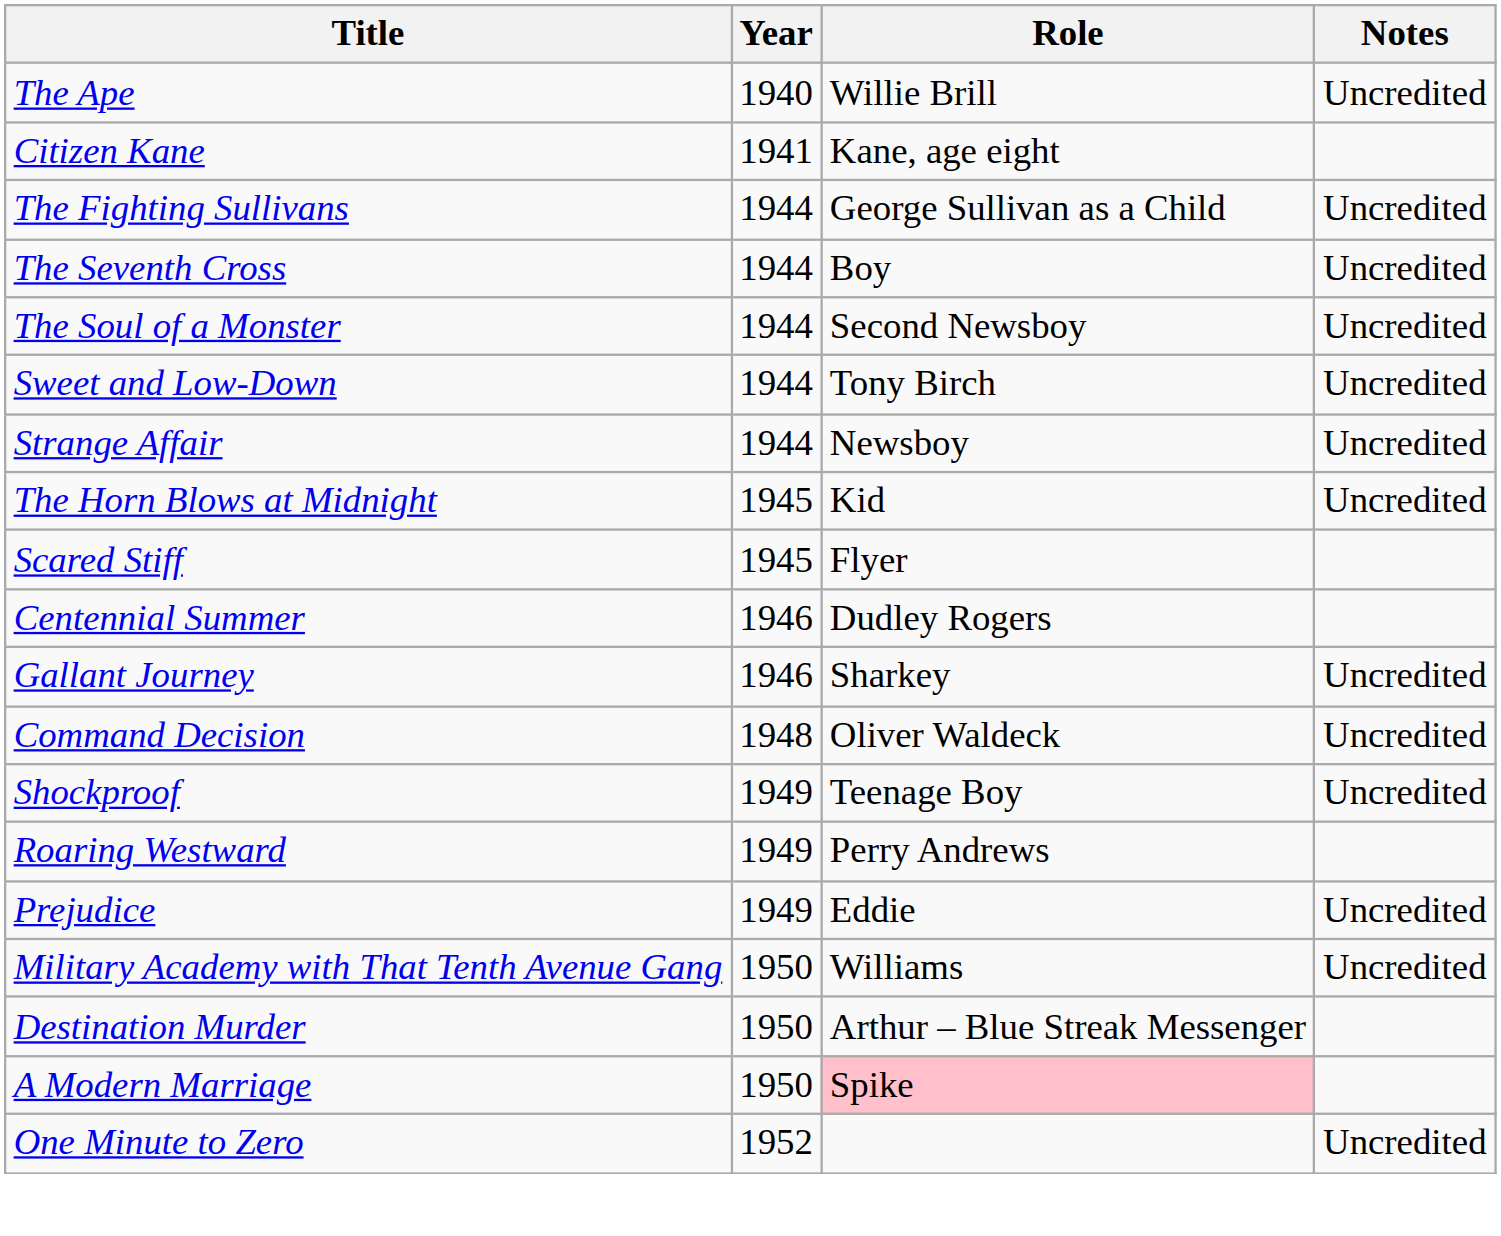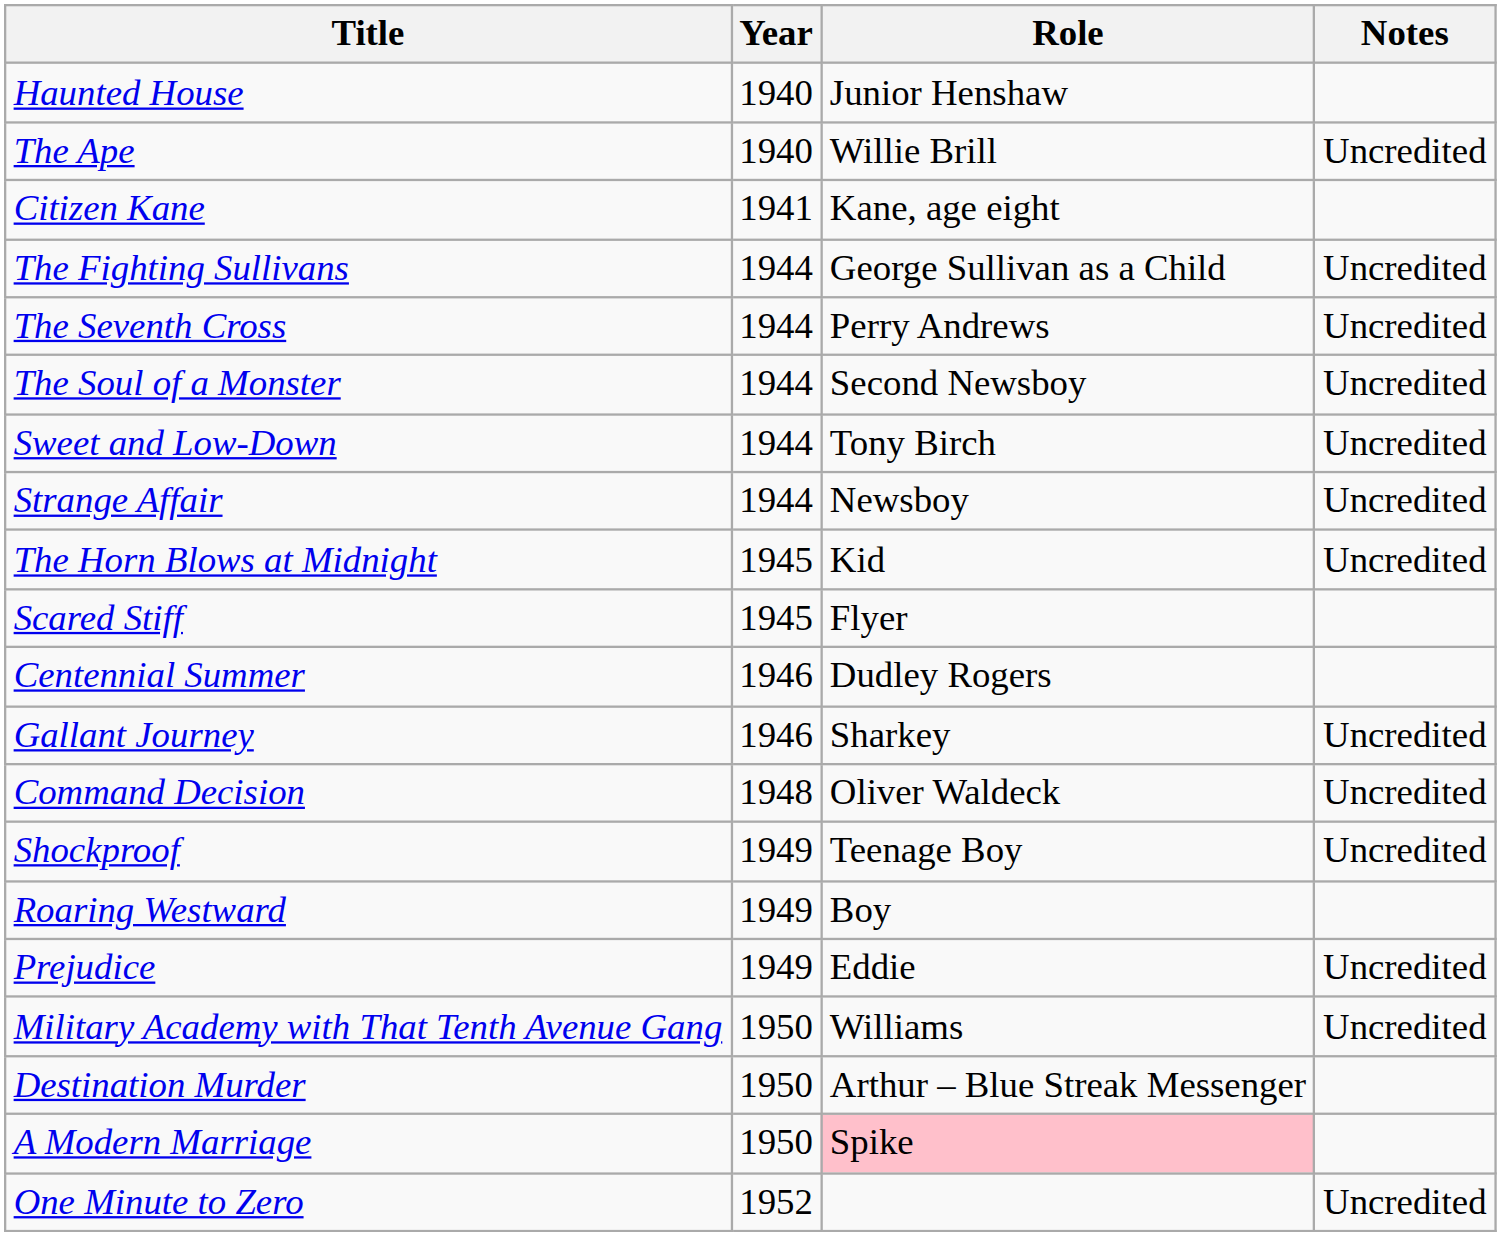+ row: (129, 92)
(861, 267) Boy -> (940, 325) Perry Andrews
(940, 850) Perry Andrews -> (861, 909) Boy
